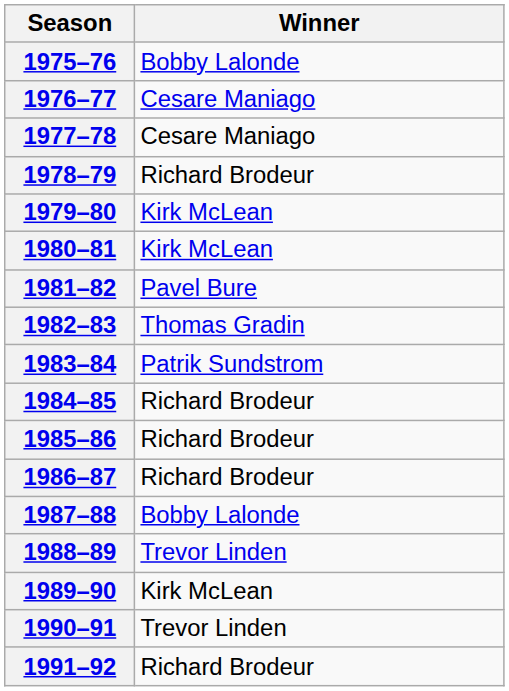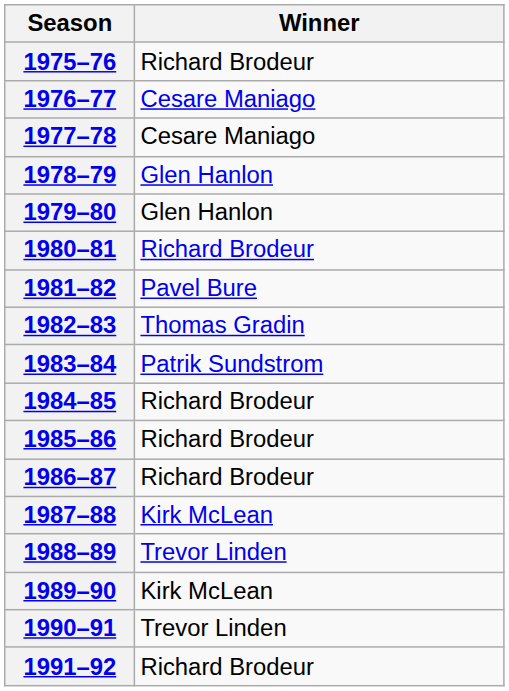(220, 61) Bobby Lalonde -> (227, 61) Richard Brodeur
(227, 174) Richard Brodeur -> (207, 174) Glen Hanlon
(207, 212) Kirk McLean -> (207, 212) Glen Hanlon
(207, 250) Kirk McLean -> (227, 250) Richard Brodeur
(220, 514) Bobby Lalonde -> (207, 514) Kirk McLean
